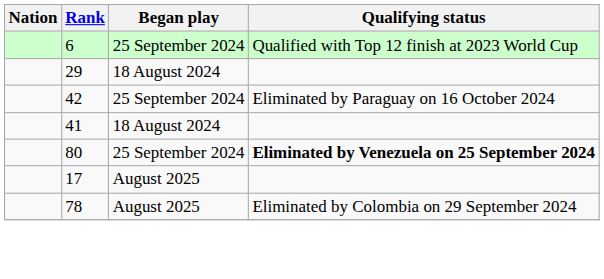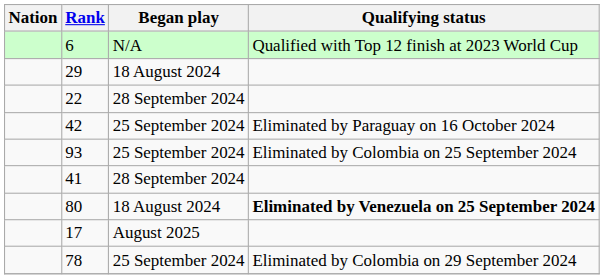(179, 44) 25 September 2024 -> (127, 44) N/A
+ row: (74, 98)
+ row: (74, 152)
(166, 125) 18 August 2024 -> (179, 179) 28 September 2024
(179, 152) 25 September 2024 -> (166, 206) 18 August 2024
(156, 206) August 2025 -> (179, 260) 25 September 2024
